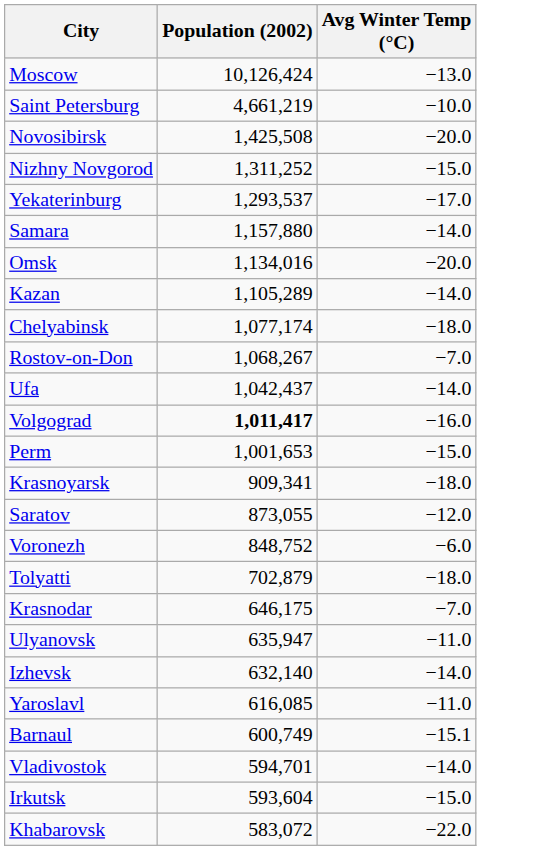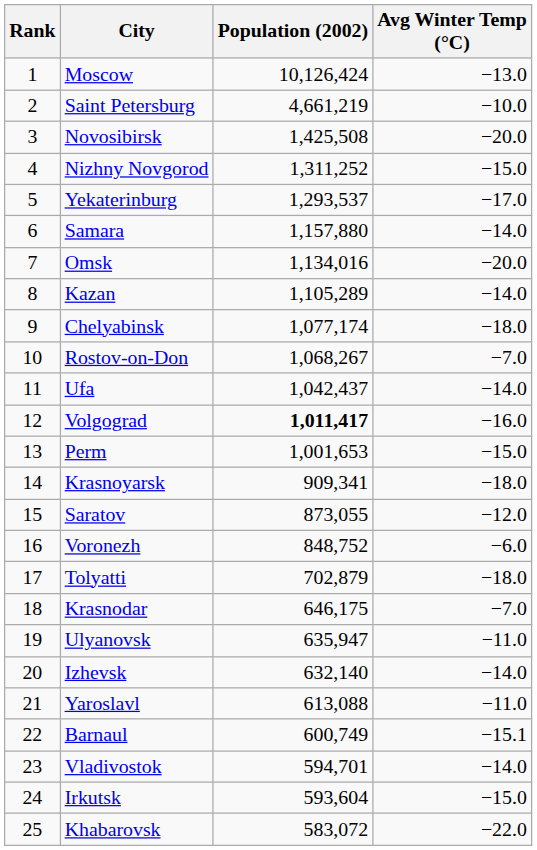+ column: (32, 31)
(280, 703) 616,085 -> (336, 703) 613,088
